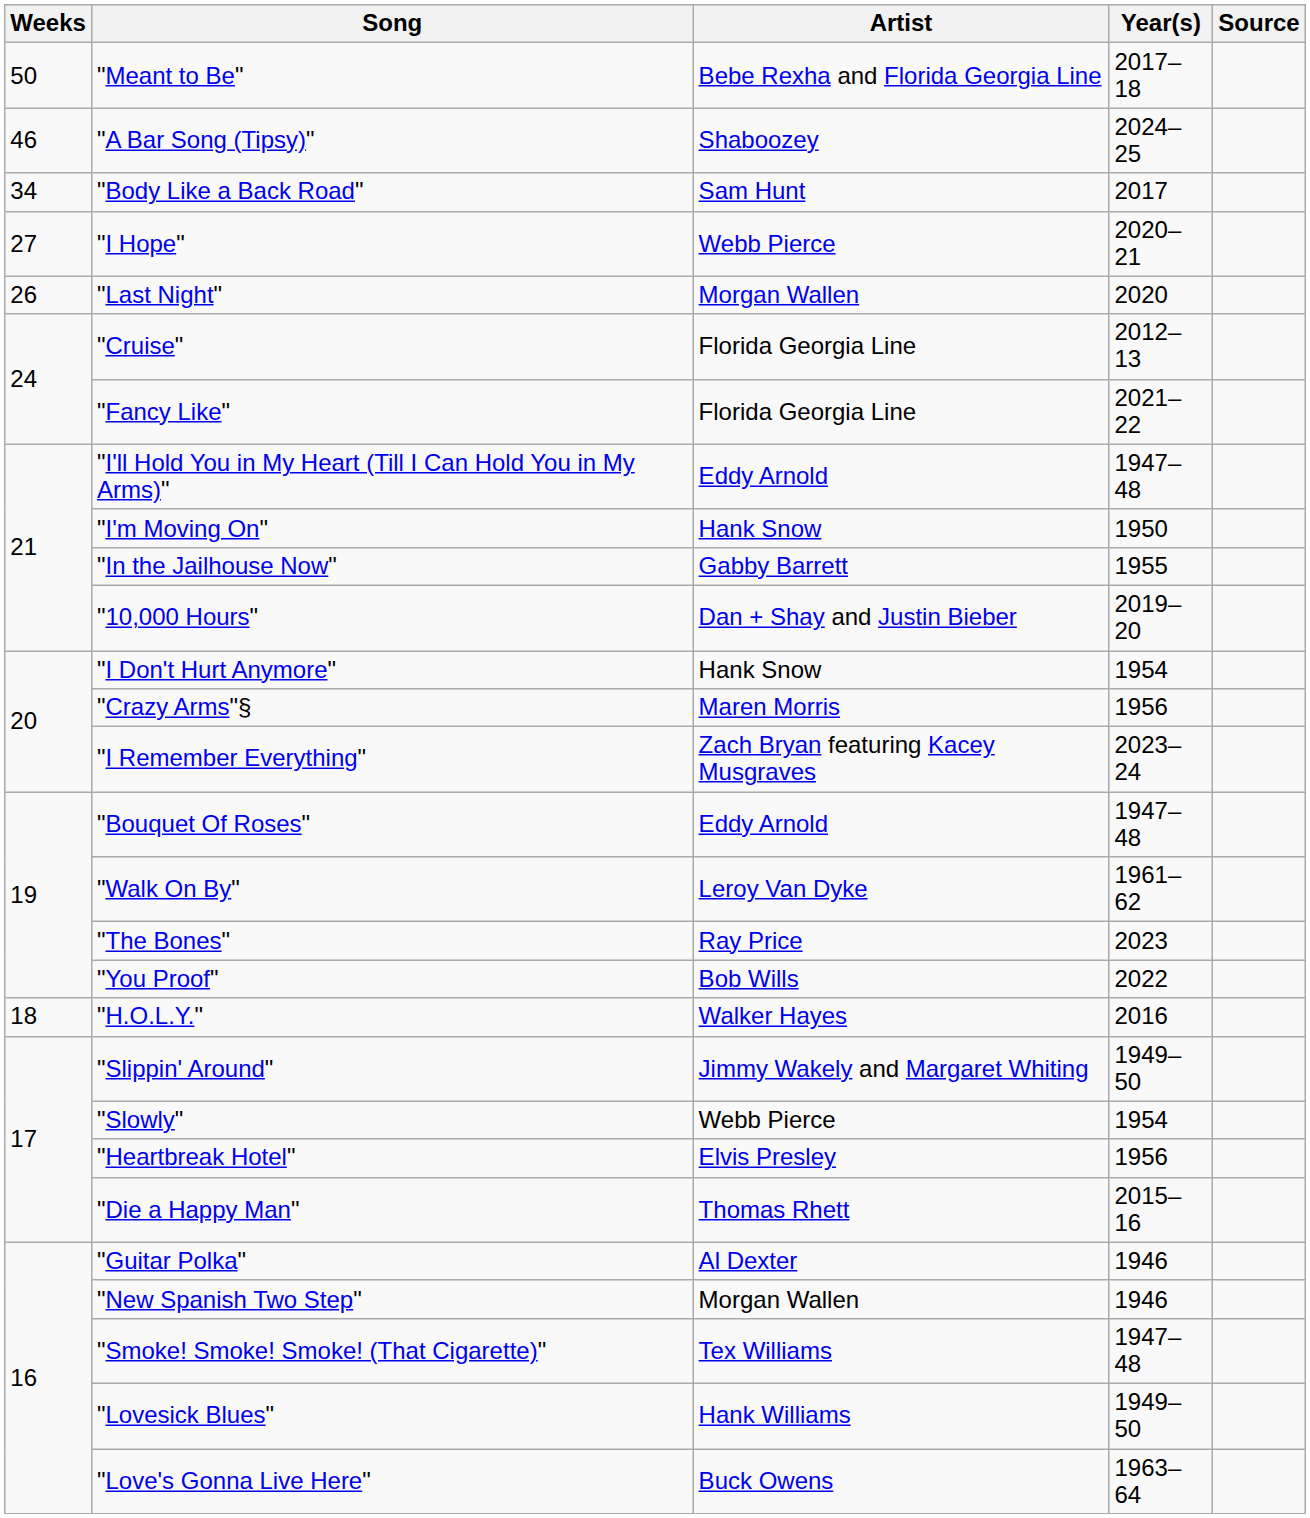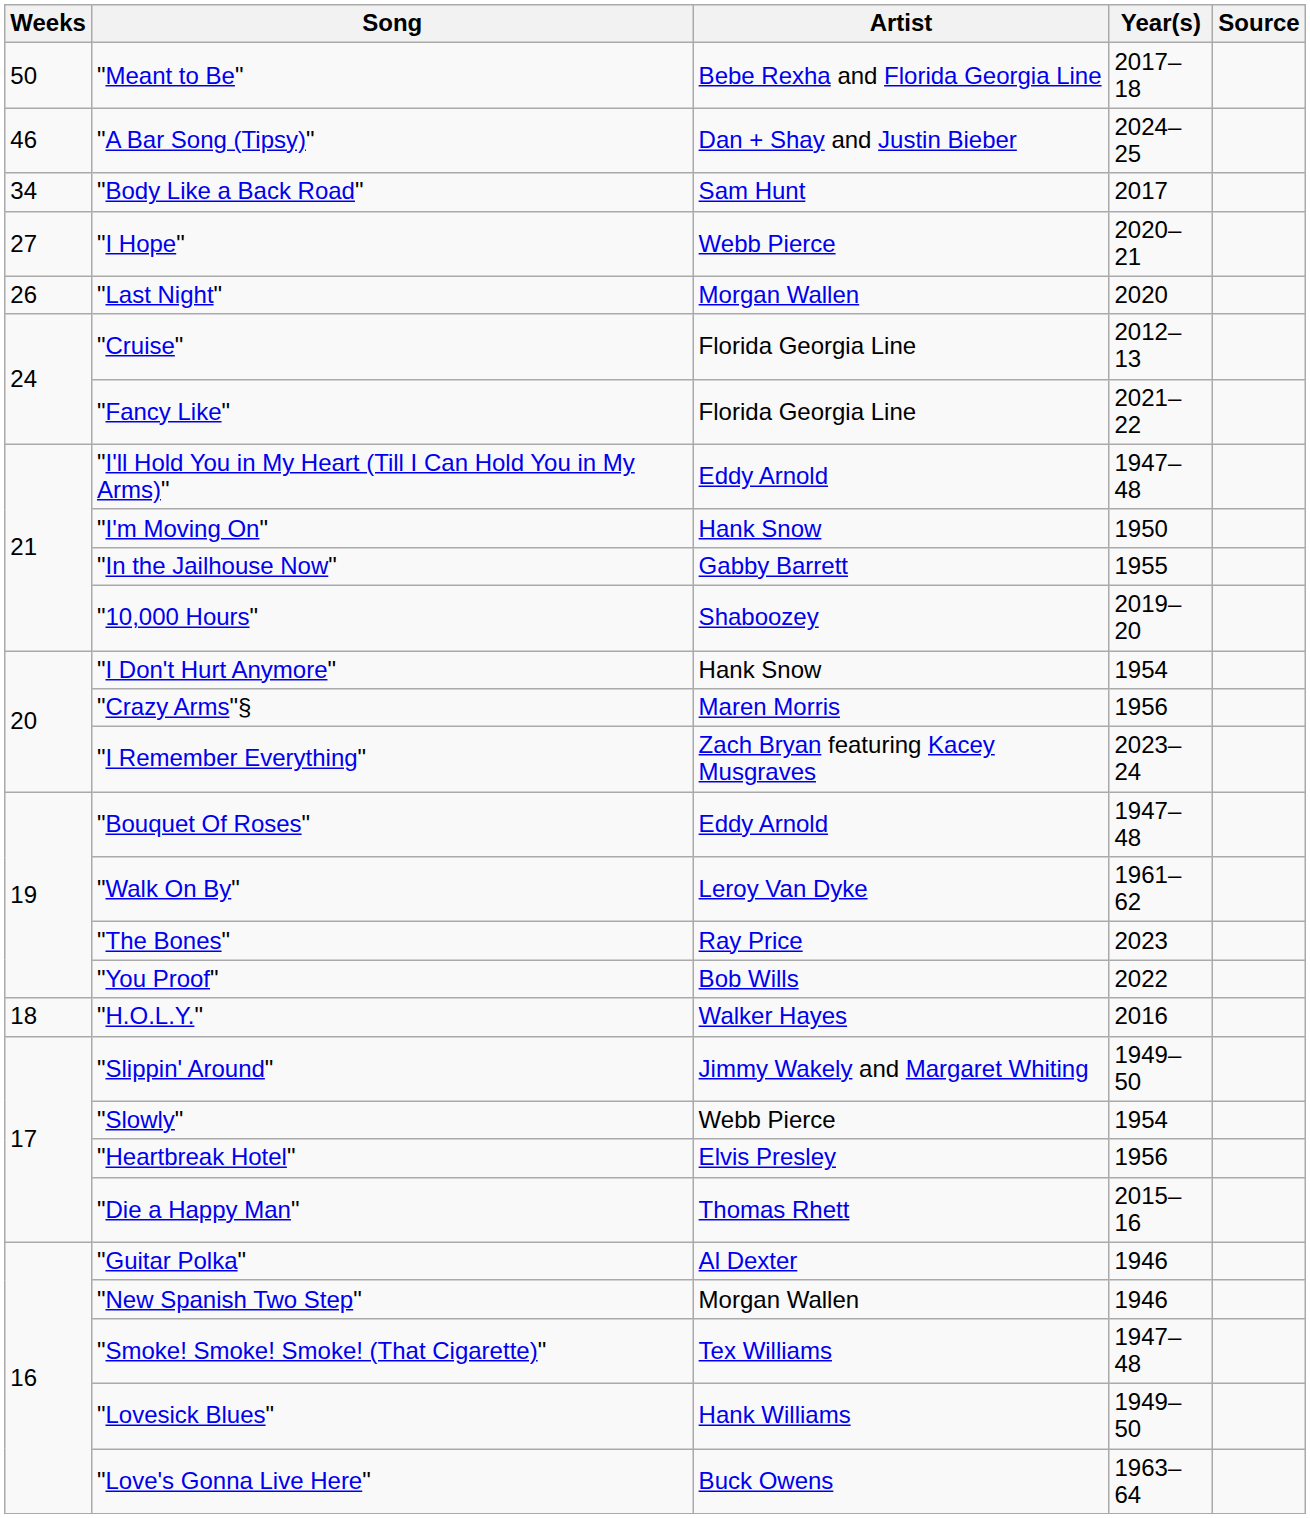(759, 140) Shaboozey -> (858, 140) Dan + Shay and Justin Bieber
(858, 617) Dan + Shay and Justin Bieber -> (759, 617) Shaboozey
